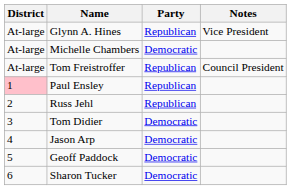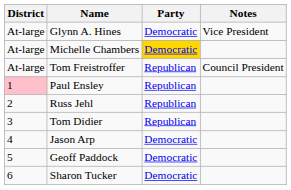(170, 31) Republican -> (171, 31) Democratic
(171, 49) no background -> (171, 49) gold background
(171, 121) Democratic -> (170, 121) Republican
